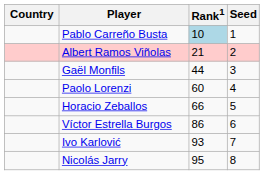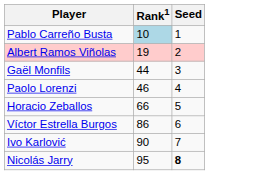- column: (32, 15)
(198, 52) 21 -> (143, 52) 19
(198, 88) 60 -> (143, 88) 46
(198, 142) 93 -> (143, 142) 90
(233, 160) normal -> (178, 160) bold
